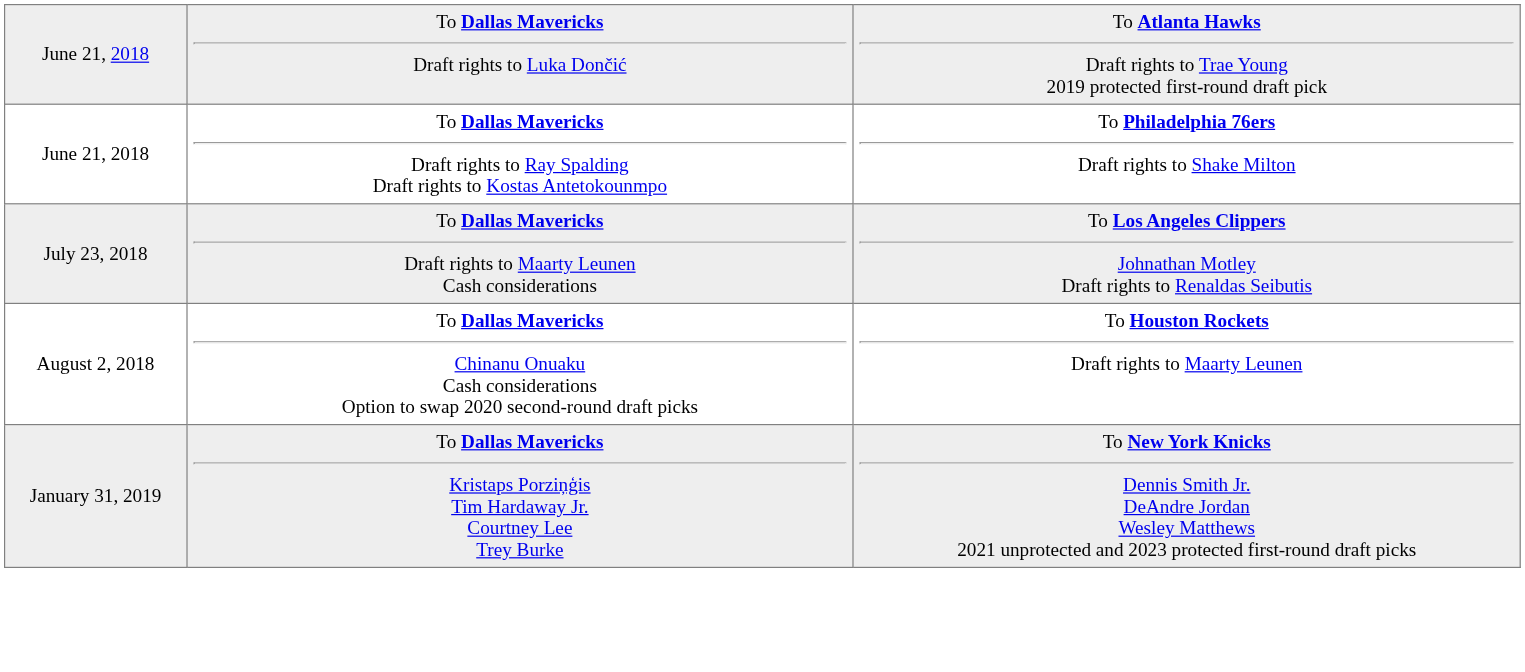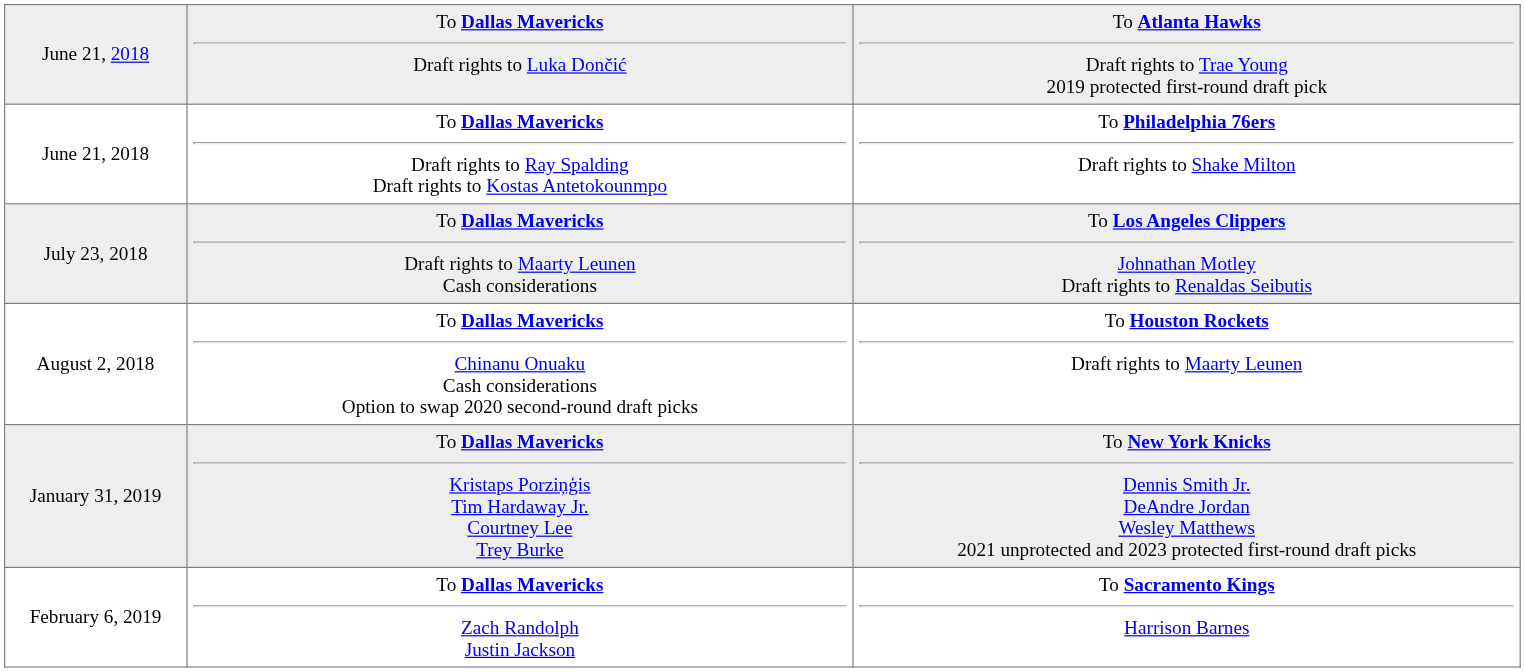+ row: (96, 617)
